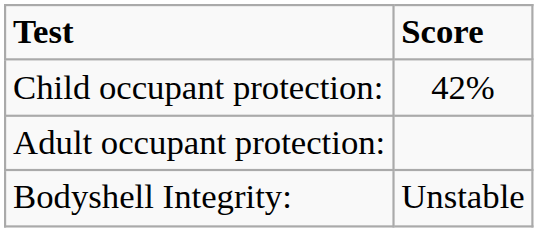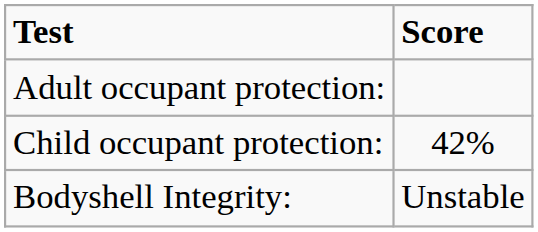rows swapped: (199, 142) <-> (198, 87)
